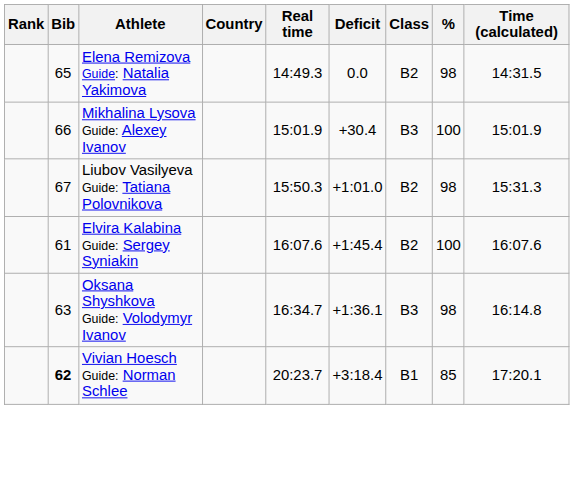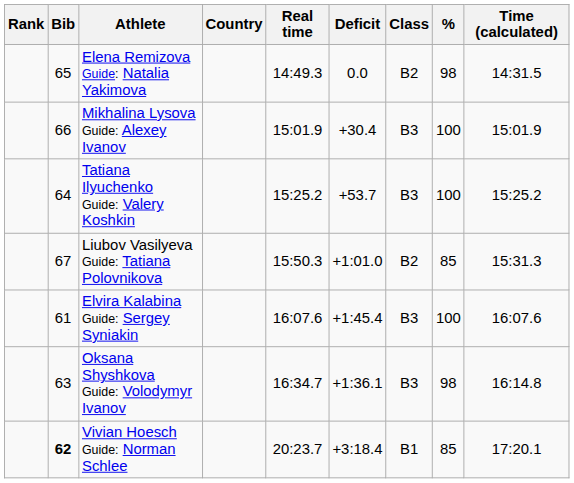+ row: (123, 195)
(448, 187) 98 -> (448, 261) 85
(409, 244) B2 -> (409, 318) B3
